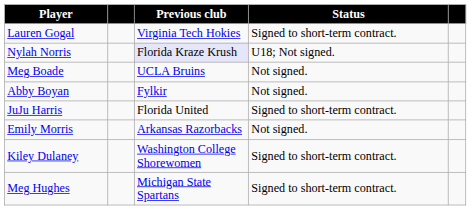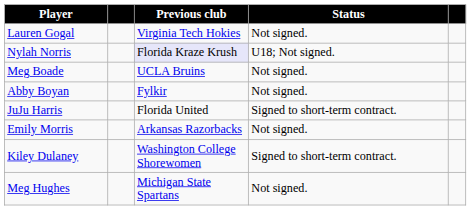(324, 33) Signed to short-term contract. -> (279, 33) Not signed.
(324, 188) Signed to short-term contract. -> (279, 188) Not signed.
